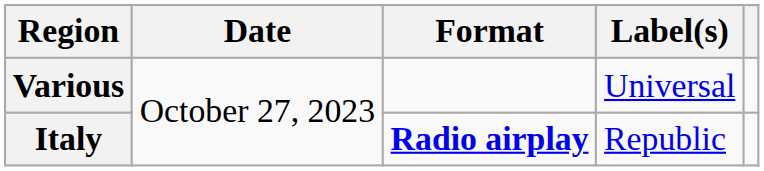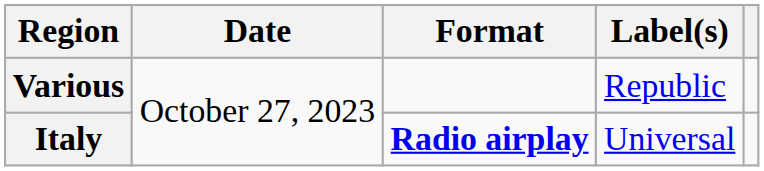(670, 84) Universal -> (665, 84) Republic
(665, 138) Republic -> (670, 138) Universal
